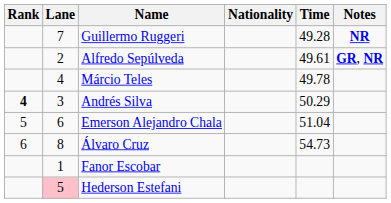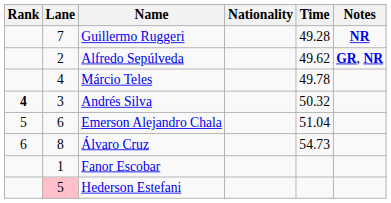(315, 58) 49.61 -> (315, 58) 49.62
(315, 101) 50.29 -> (315, 101) 50.32
